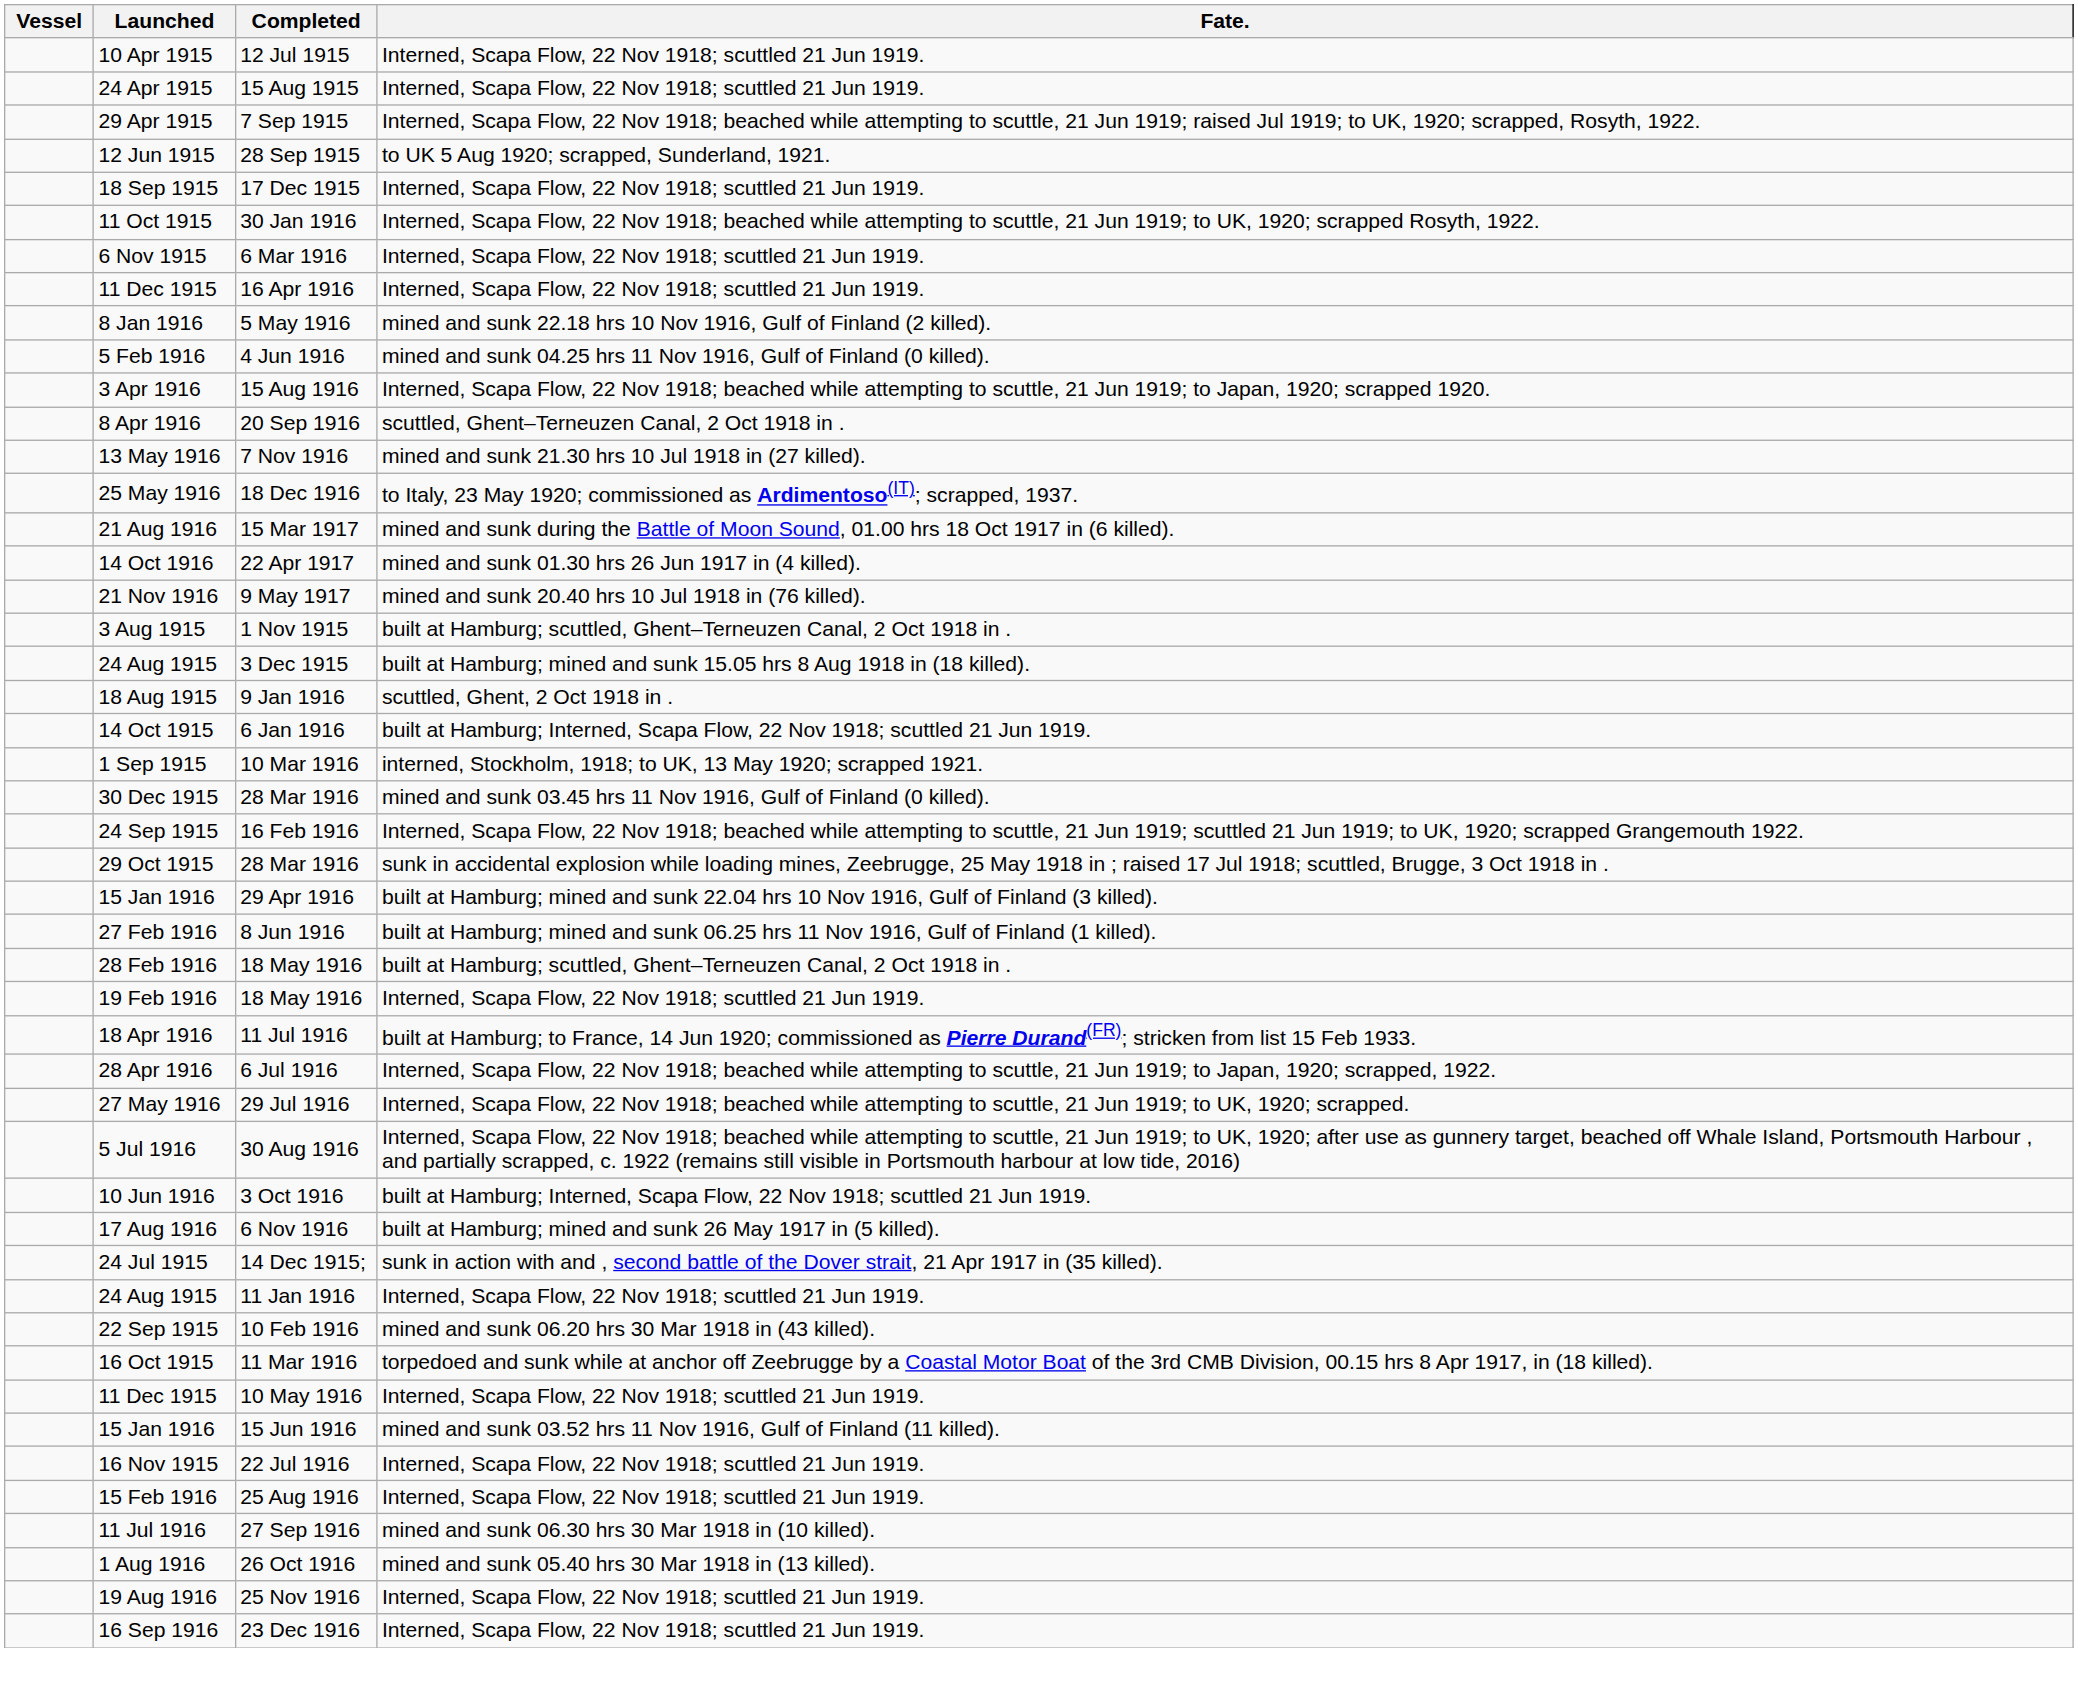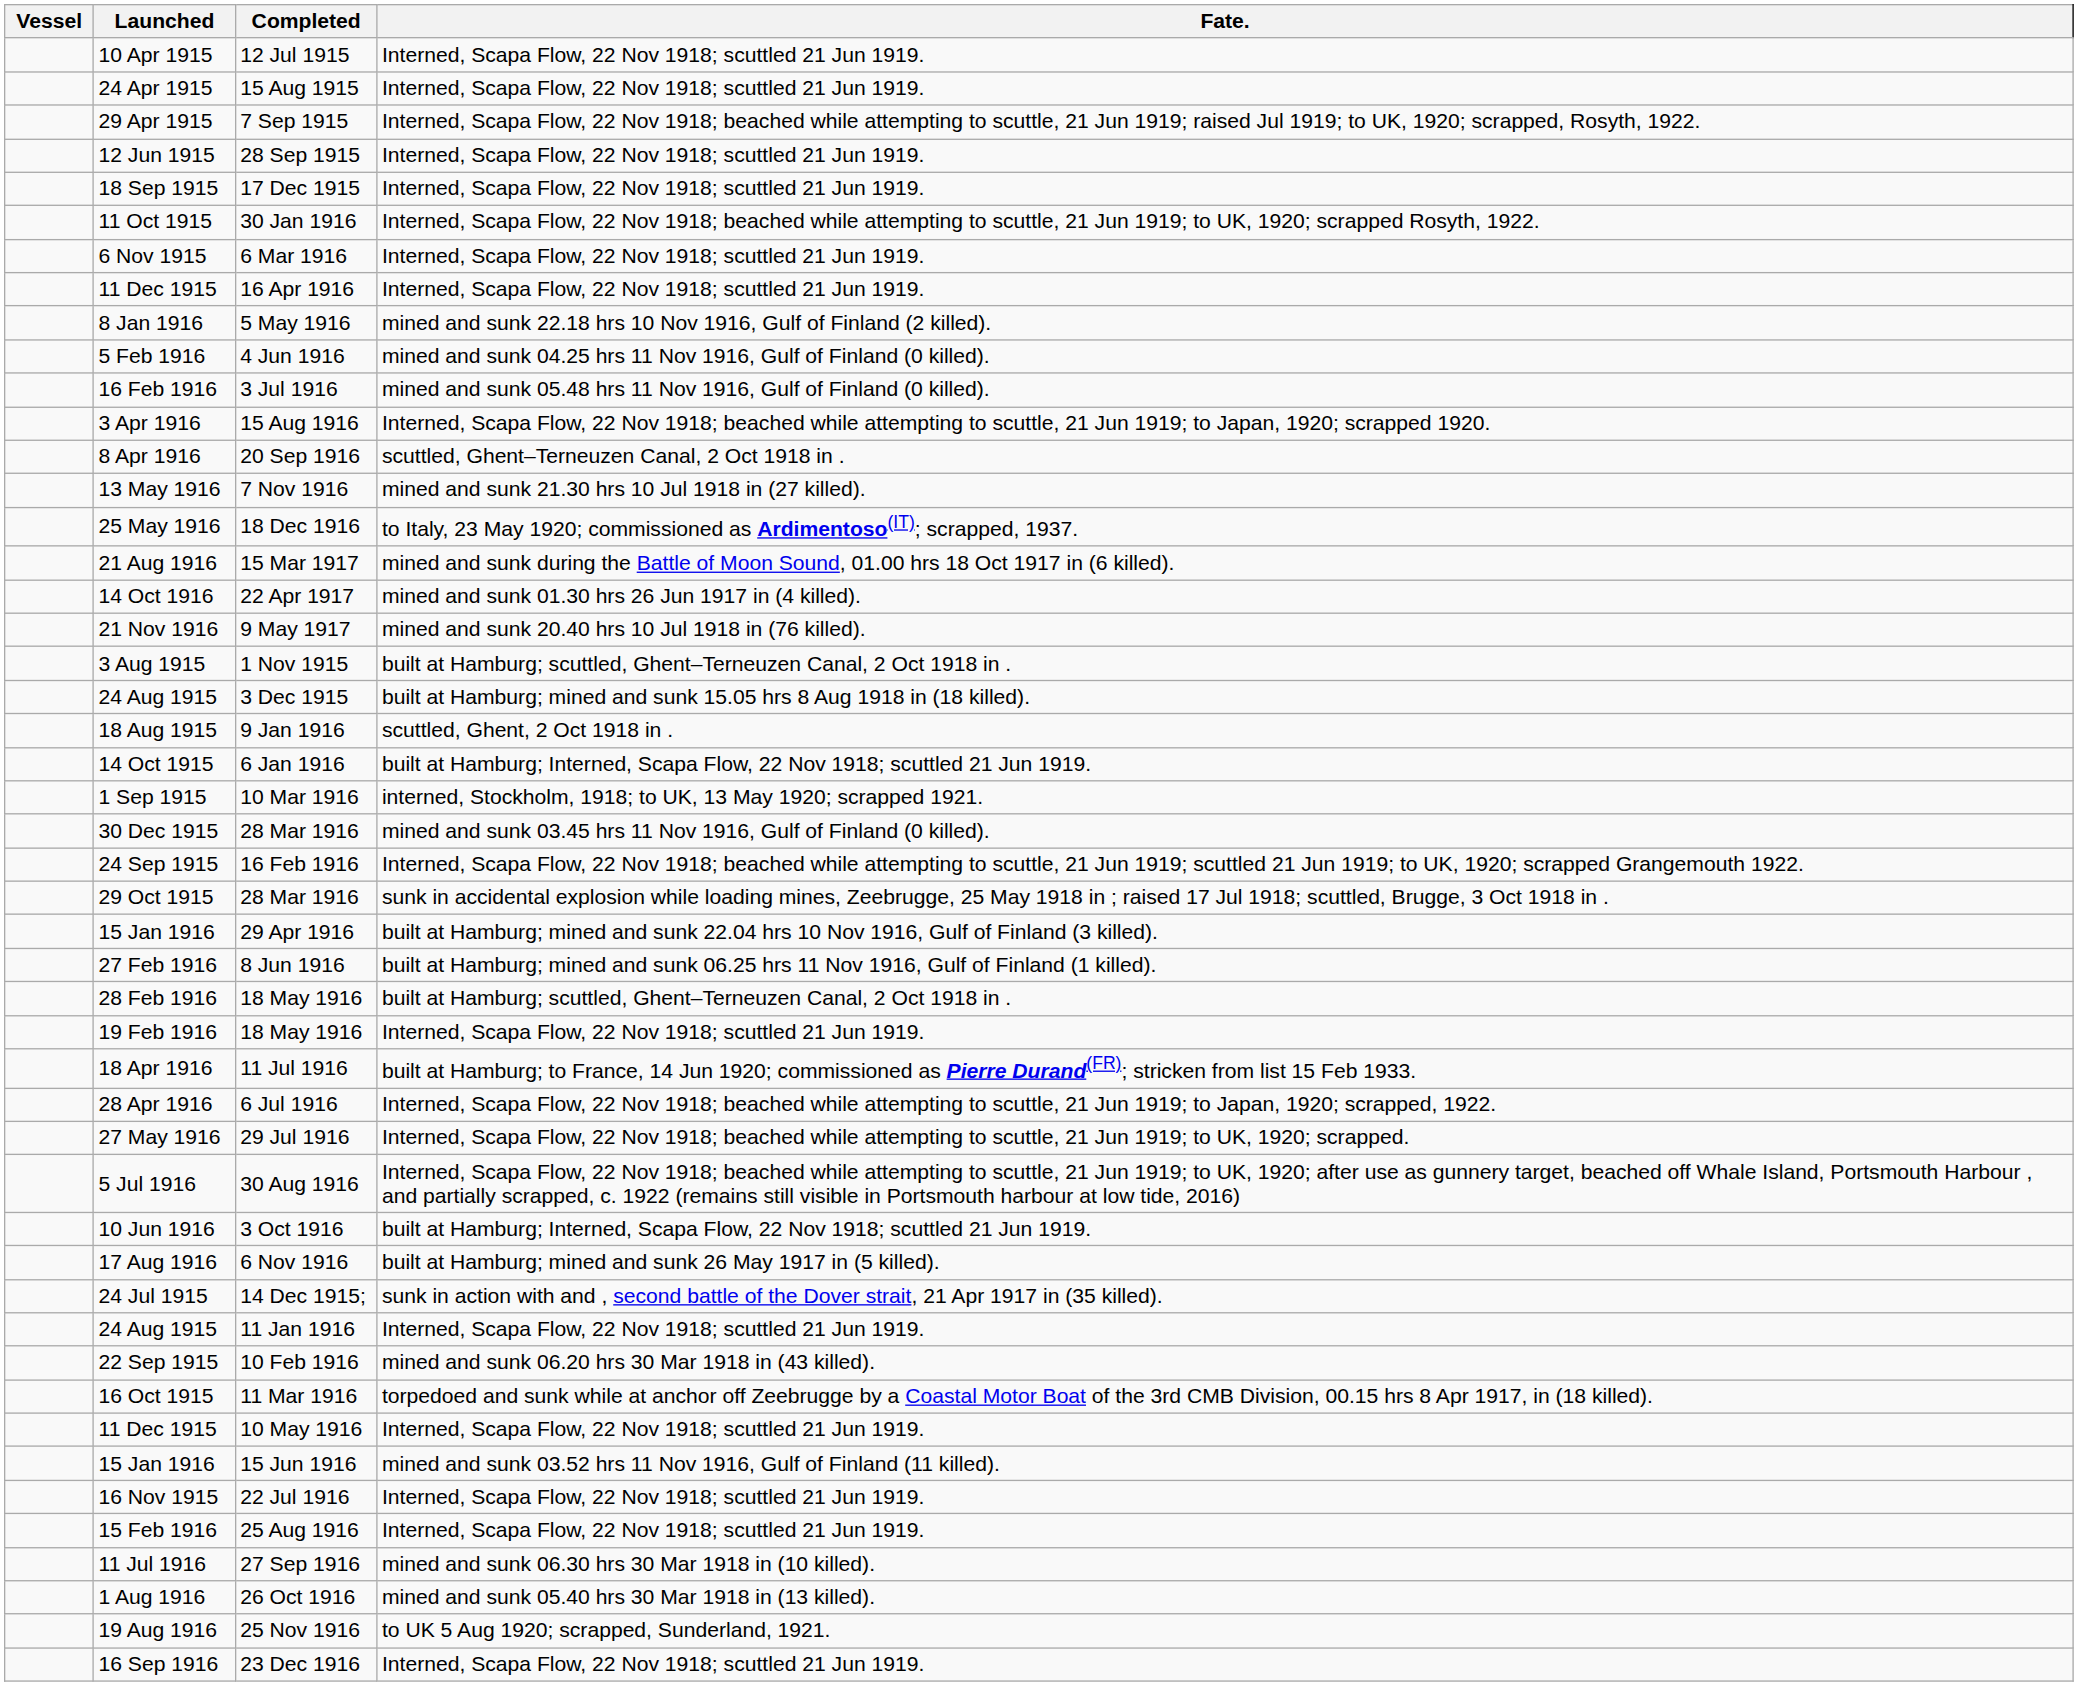(606, 155) to UK 5 Aug 1920; scrapped, Sunderland, 1921. -> (653, 155) Interned, Scapa Flow, 22 Nov 1918; scuttled 21 Jun 1919.
+ row: (158, 389)
(653, 1597) Interned, Scapa Flow, 22 Nov 1918; scuttled 21 Jun 1919. -> (606, 1630) to UK 5 Aug 1920; scrapped, Sunderland, 1921.
